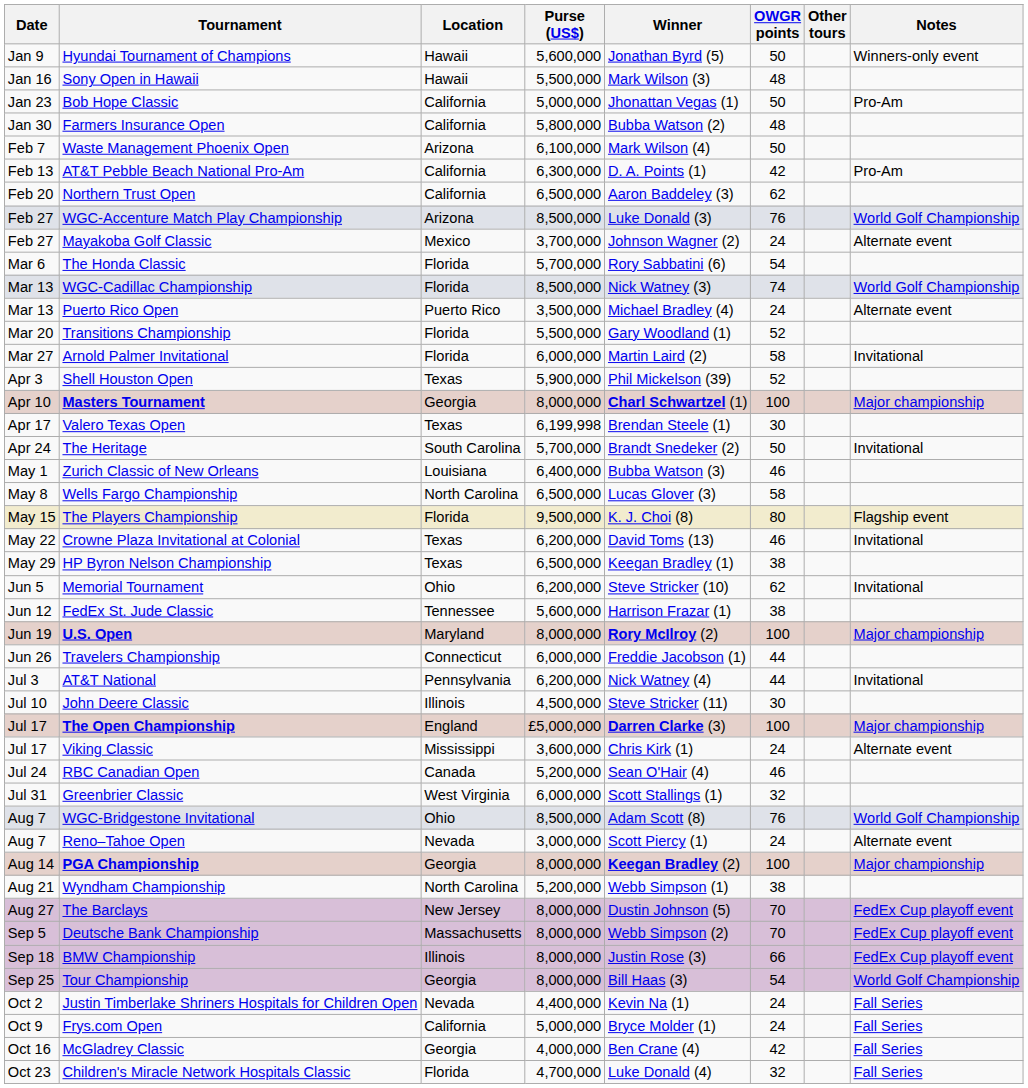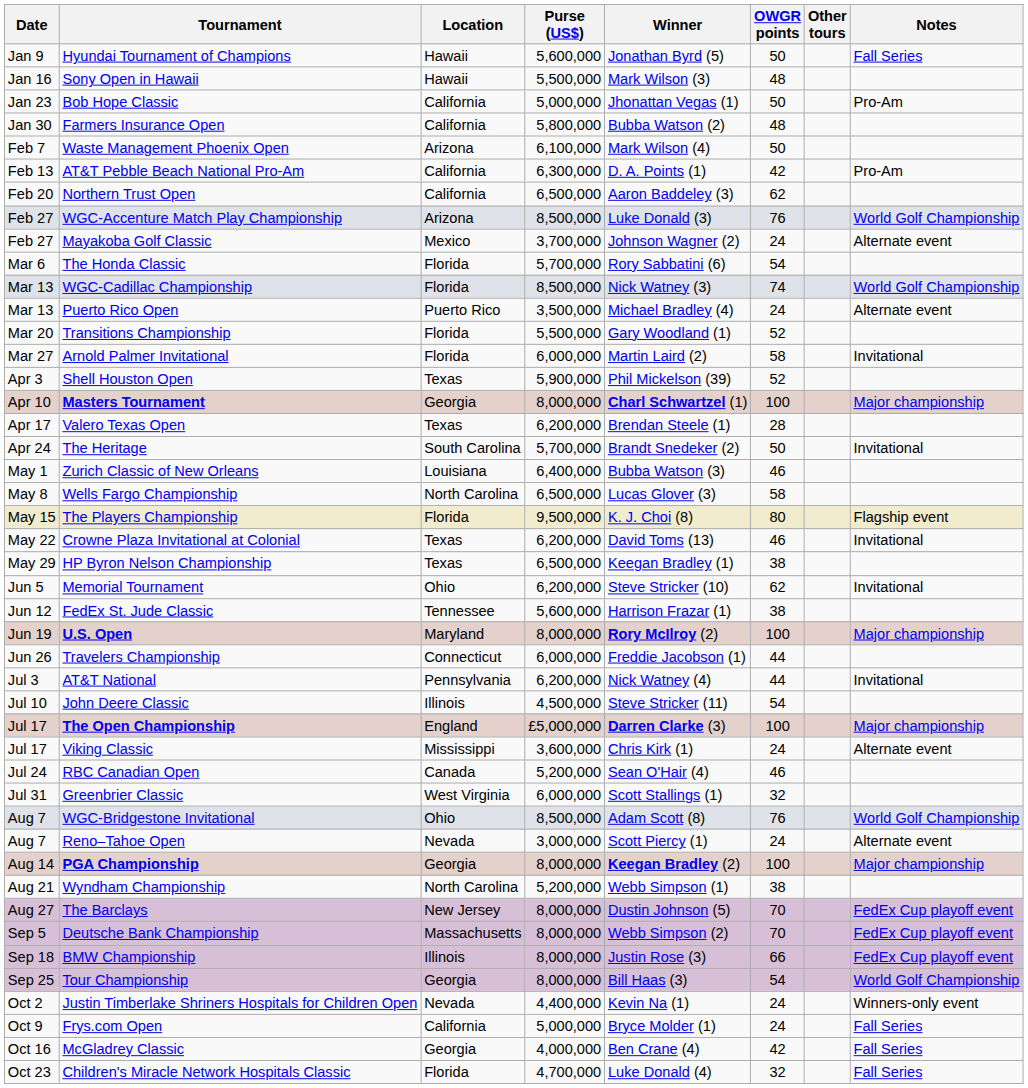(916, 56) Winners-only event -> (888, 56) Fall Series
(569, 425) 6,199,998 -> (569, 425) 6,200,000
(778, 425) 30 -> (778, 425) 28
(778, 702) 30 -> (778, 702) 54
(888, 1003) Fall Series -> (916, 1003) Winners-only event
